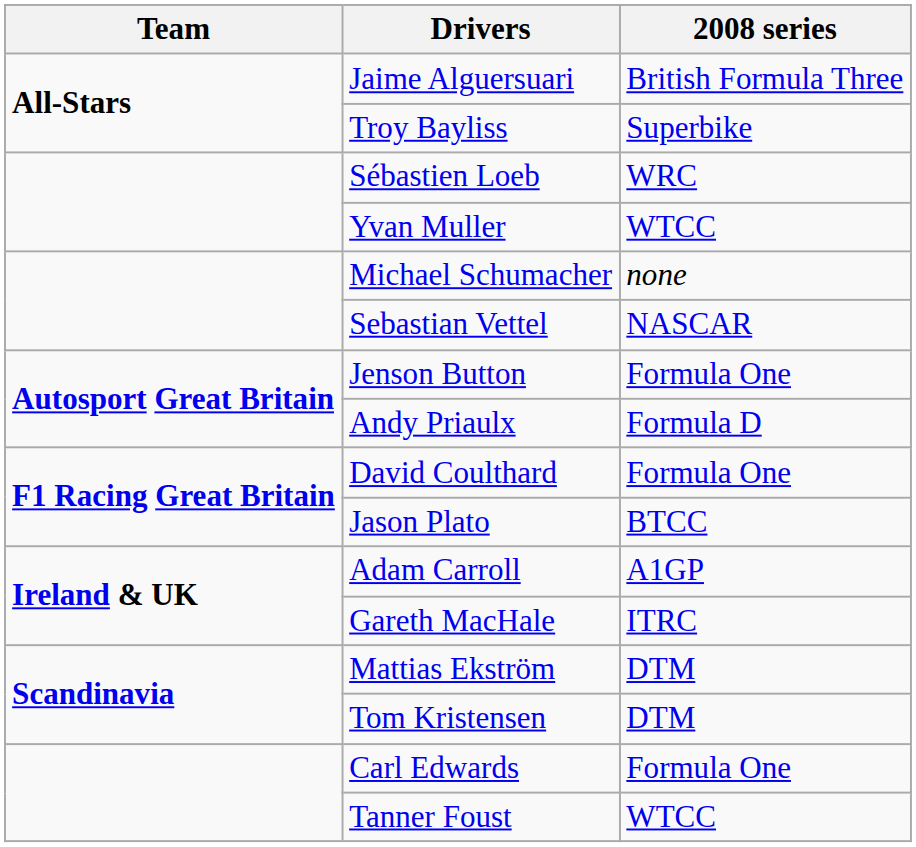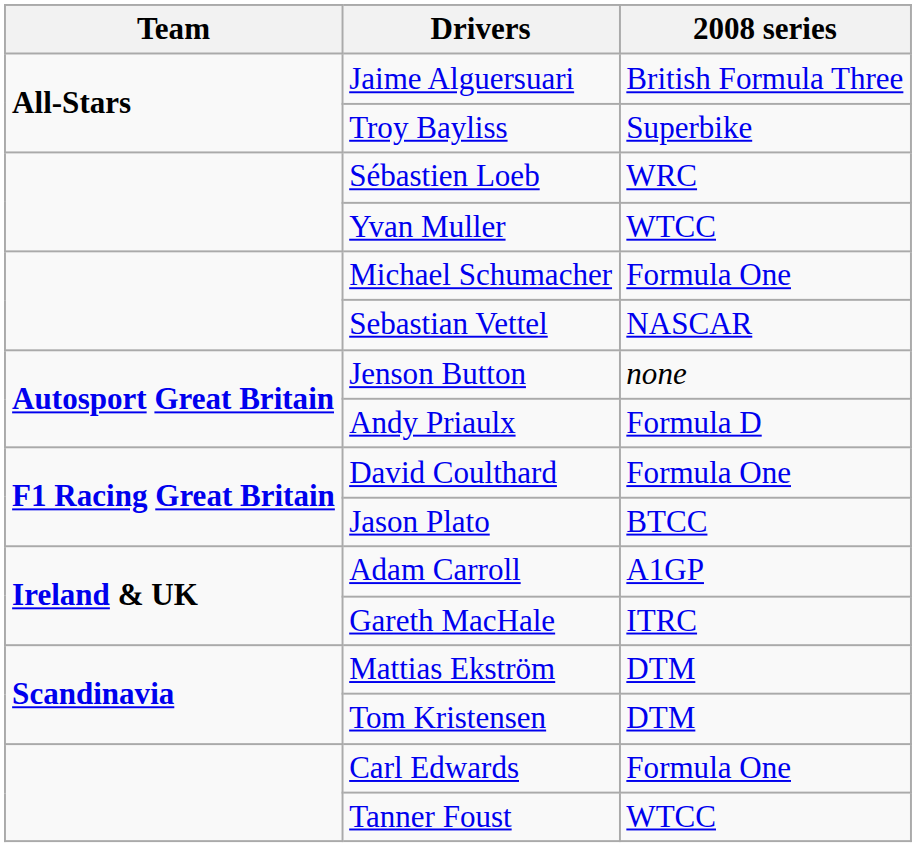(657, 275) none -> (709, 275) Formula One
(709, 373) Formula One -> (657, 373) none
